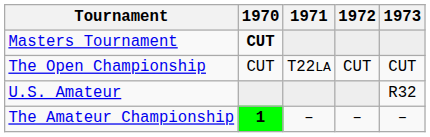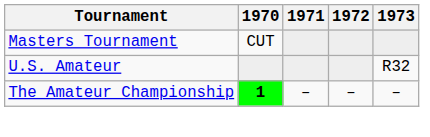(261, 43) bold -> (261, 43) normal
- row: (107, 68)
